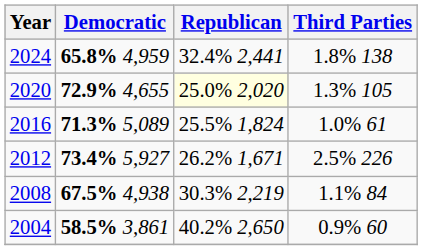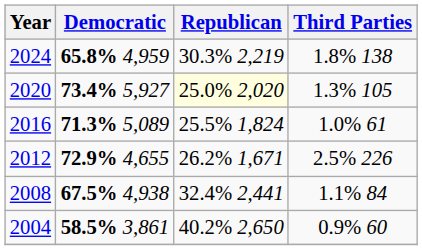(231, 56) 32.4% 2,441 -> (231, 56) 30.3% 2,219
(115, 90) 72.9% 4,655 -> (115, 90) 73.4% 5,927
(115, 158) 73.4% 5,927 -> (115, 158) 72.9% 4,655
(231, 192) 30.3% 2,219 -> (231, 192) 32.4% 2,441
